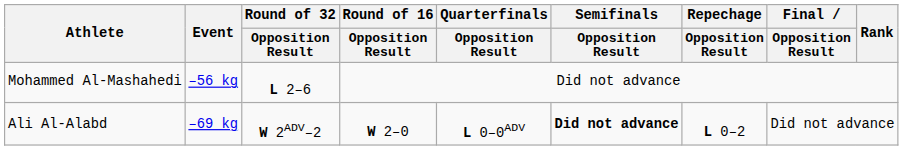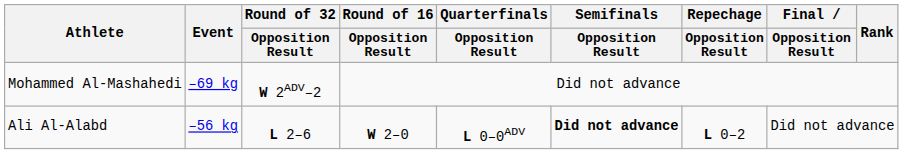(213, 82) –56 kg -> (213, 84) –69 kg
(290, 90) L 2–6 -> (290, 92) W 2ADV–2
(213, 123) –69 kg -> (213, 127) –56 kg
(290, 132) W 2ADV–2 -> (290, 135) L 2–6
